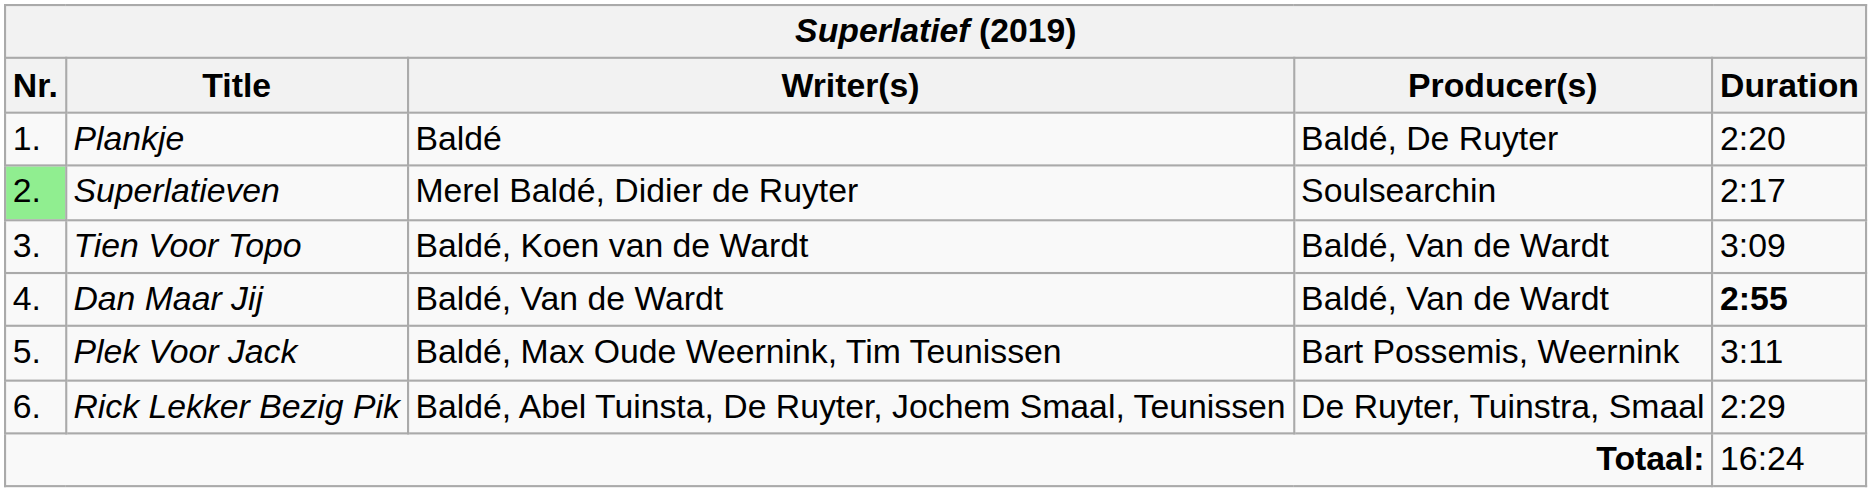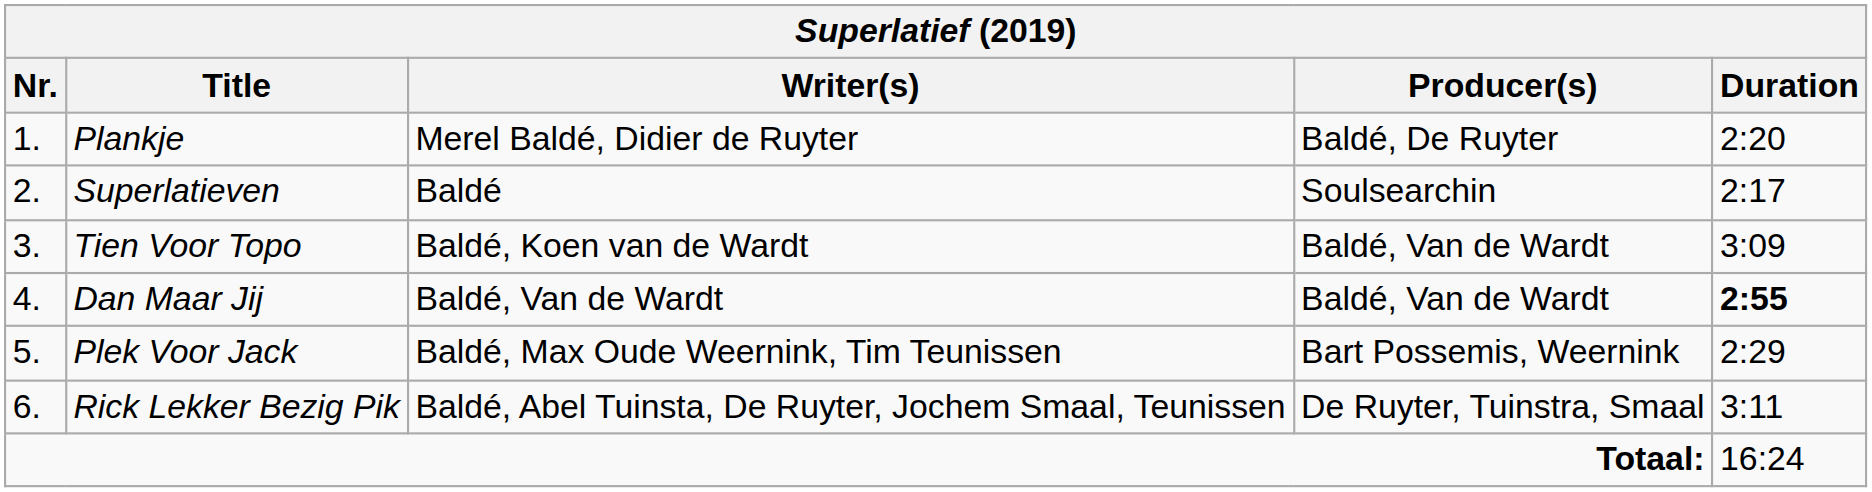(459, 138) Baldé -> (637, 138) Merel Baldé, Didier de Ruyter
(27, 191) lightgreen background -> (27, 191) no background
(637, 191) Merel Baldé, Didier de Ruyter -> (459, 191) Baldé
(1752, 352) 3:11 -> (1753, 352) 2:29
(1753, 406) 2:29 -> (1752, 406) 3:11
